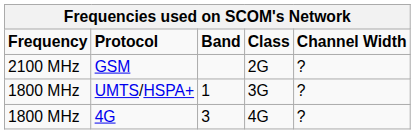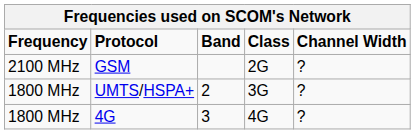(206, 91) 1 -> (206, 91) 2
